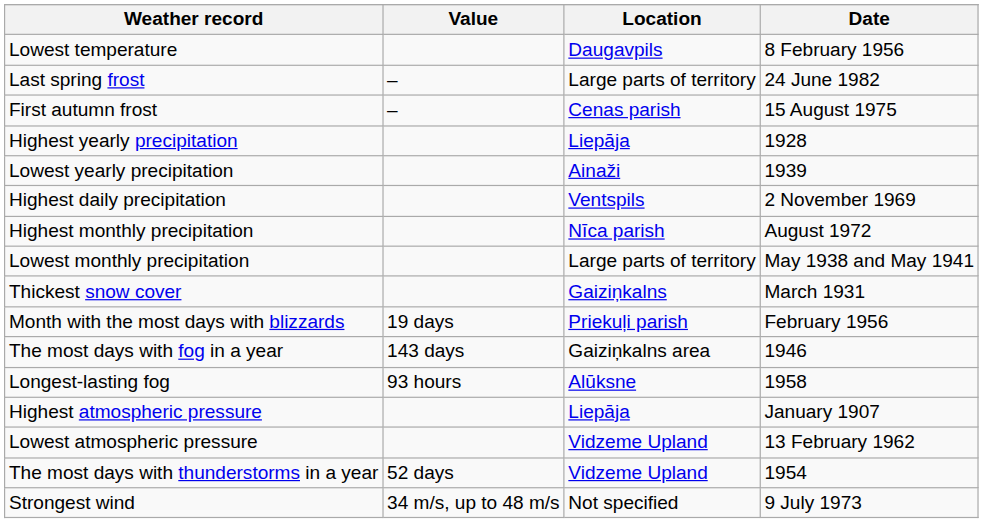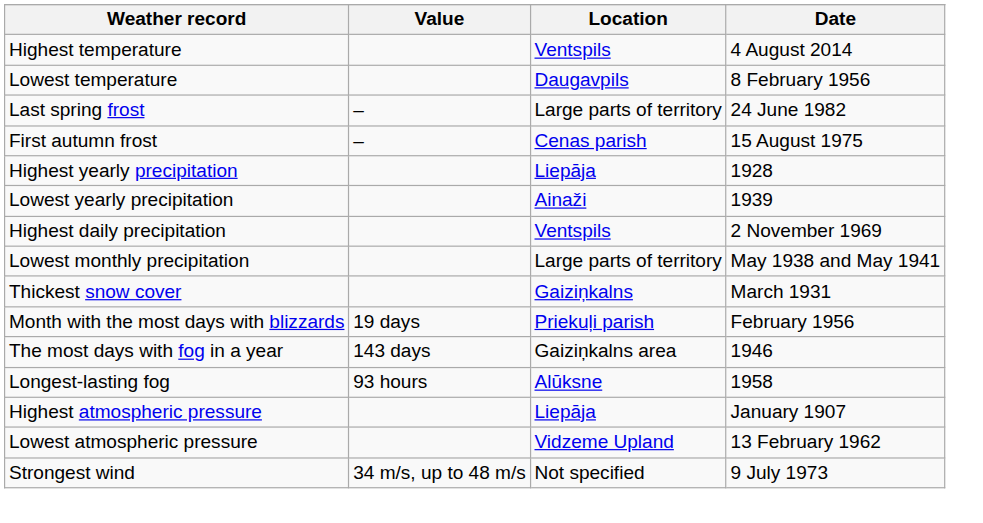+ row: (95, 49)
- row: (131, 230)
- row: (194, 472)
